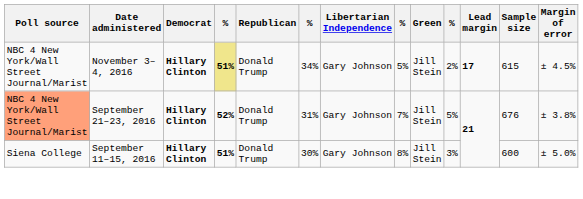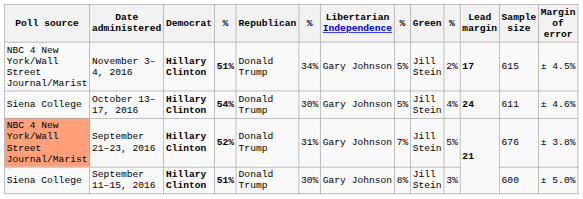(225, 67) khaki background -> (225, 67) no background
+ row: (124, 105)
